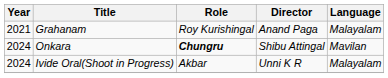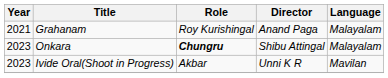(19, 47) 2024 -> (19, 47) 2023
(348, 47) Mavilan -> (355, 47) Malayalam
(19, 64) 2024 -> (19, 64) 2023
(355, 64) Malayalam -> (348, 64) Mavilan
